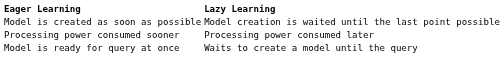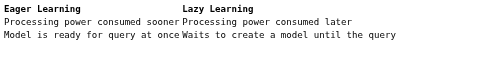- row: (103, 22)
